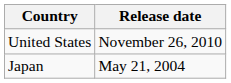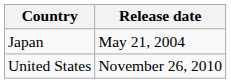rows swapped: (26, 66) <-> (50, 41)
